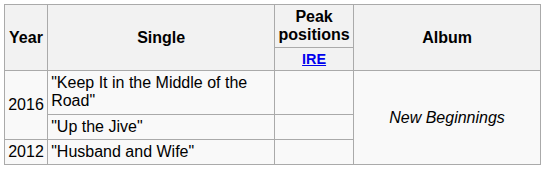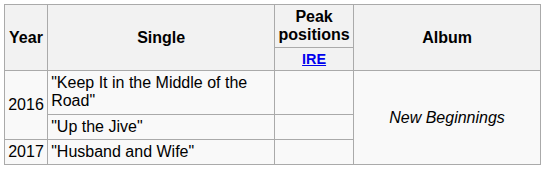(26, 152) 2012 -> (26, 152) 2017
